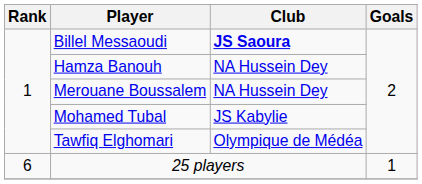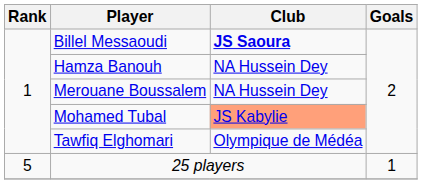(250, 116) no background -> (250, 116) lightsalmon background
(27, 166) 6 -> (27, 166) 5
